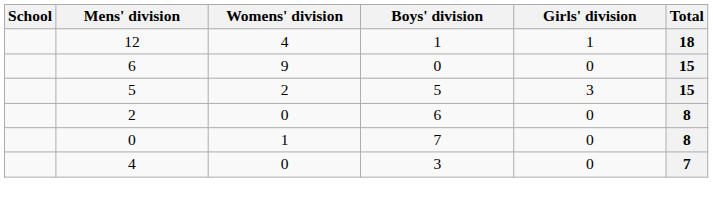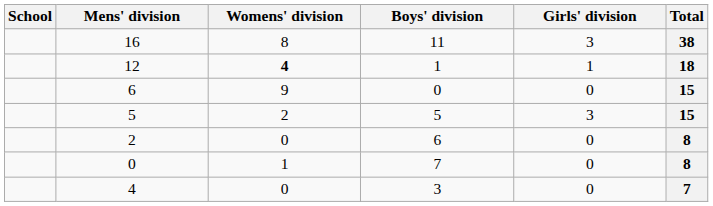+ row: (132, 41)
(285, 41) normal -> (285, 66) bold
